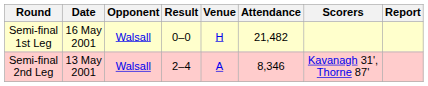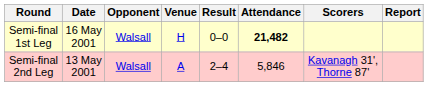columns swapped: (220, 13) <-> (181, 13)
(271, 36) normal -> (271, 36) bold
(271, 66) 8,346 -> (271, 66) 5,846
